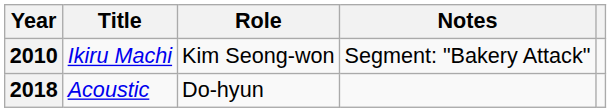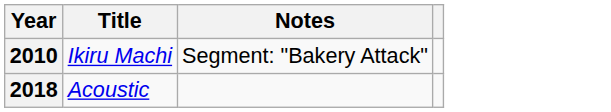- column: (258, 21)
